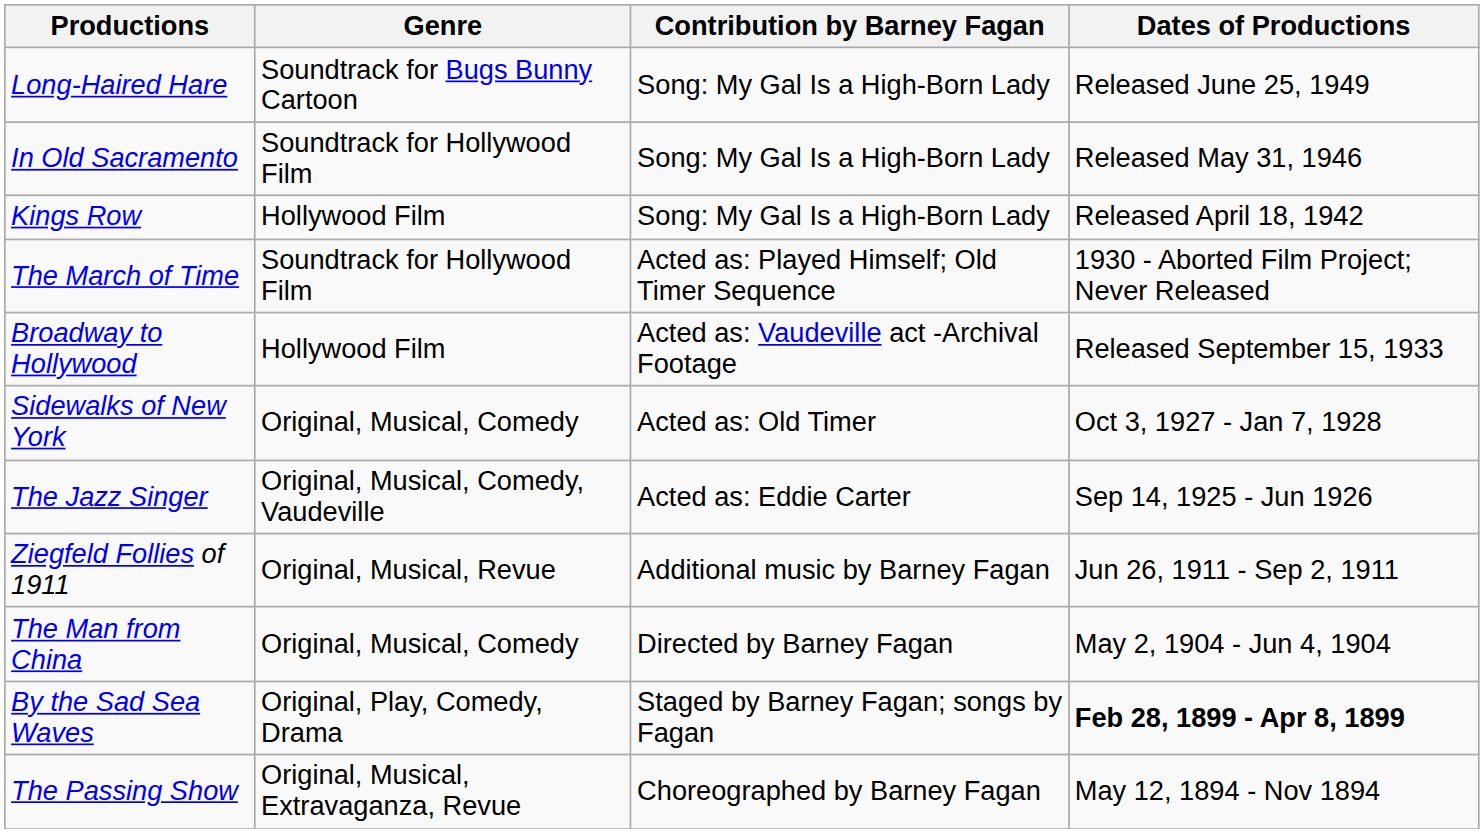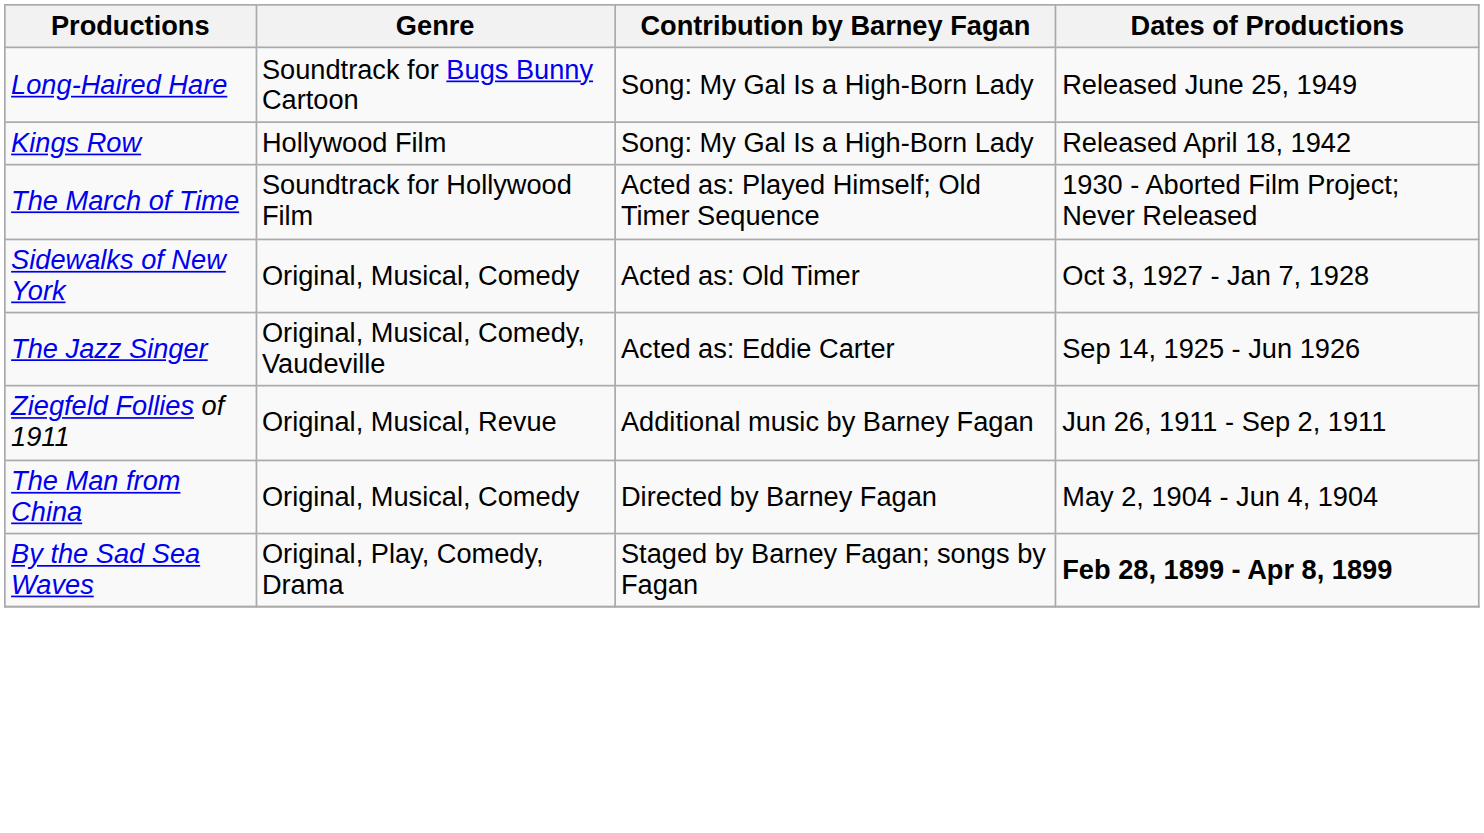- row: (125, 158)
- row: (87, 348)
- row: (125, 791)
